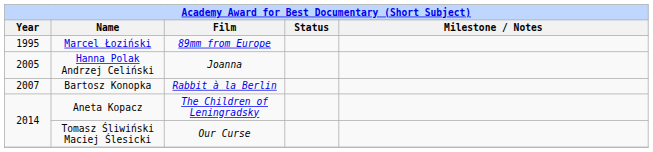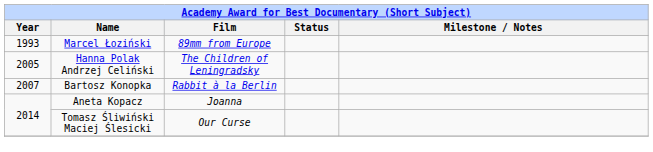(28, 44) 1995 -> (28, 44) 1993
(225, 65) Joanna -> (225, 65) The Children of Leningradsky
(225, 107) The Children of Leningradsky -> (225, 102) Joanna
